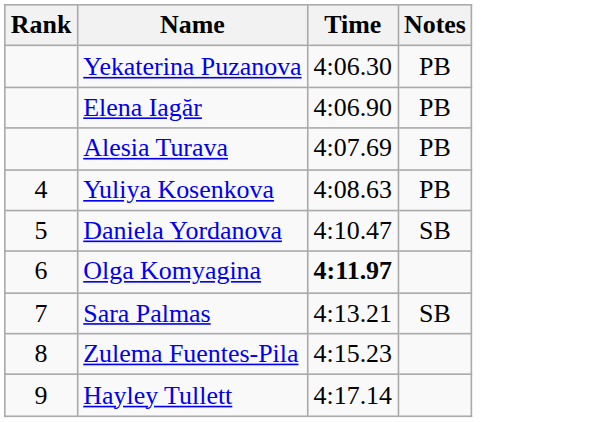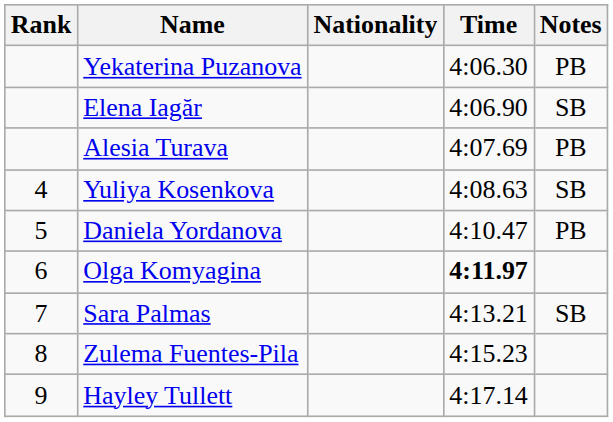+ column: (375, 25)
(435, 107) PB -> (571, 107) SB
(435, 189) PB -> (571, 189) SB
(435, 230) SB -> (571, 230) PB
